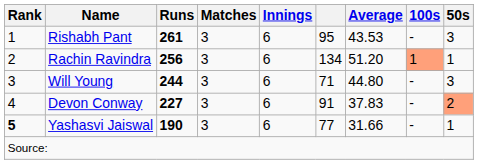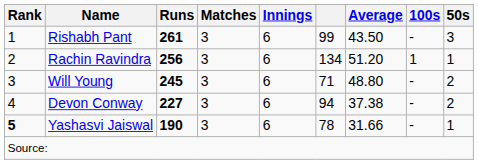(326, 37) 95 -> (326, 37) 99
(366, 37) 43.53 -> (366, 37) 43.50
(413, 59) lightsalmon background -> (413, 59) no background
(171, 81) 244 -> (171, 81) 245
(366, 81) 44.80 -> (366, 81) 48.80
(450, 81) 3 -> (450, 81) 2
(326, 103) 91 -> (326, 103) 94
(366, 103) 37.83 -> (366, 103) 37.38
(450, 103) lightsalmon background -> (450, 103) no background
(326, 125) 77 -> (326, 125) 78
